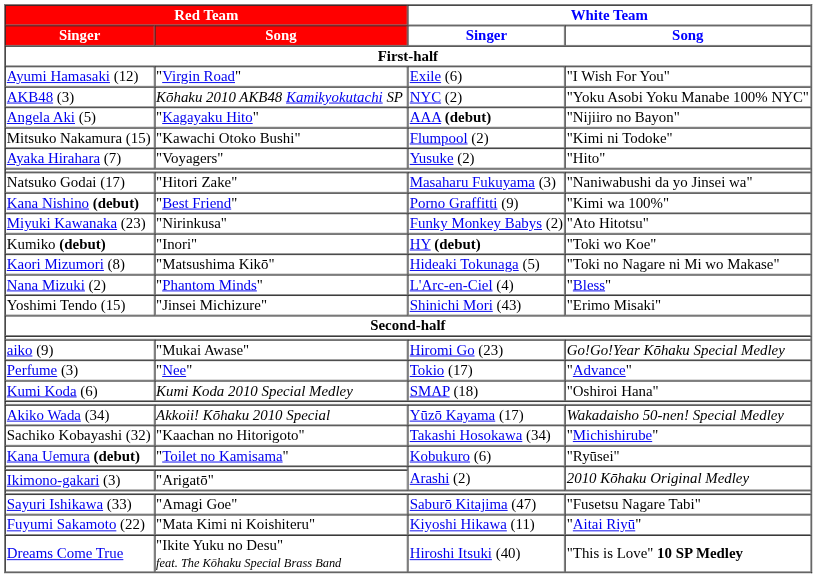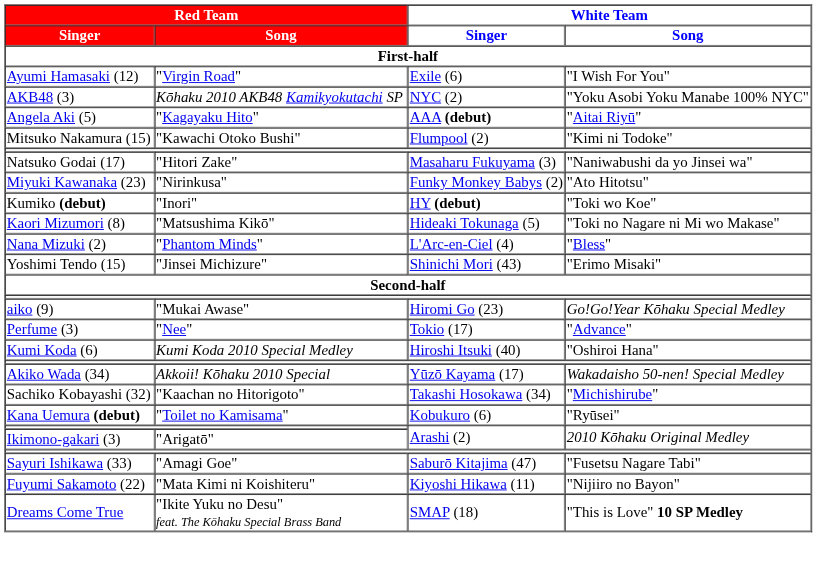(623, 117) "Nijiiro no Bayon" -> (604, 117) "Aitai Riyū"
- row: (64, 158)
- row: (73, 203)
(444, 390) SMAP (18) -> (465, 349) Hiroshi Itsuki (40)
(604, 524) "Aitai Riyū" -> (623, 483) "Nijiiro no Bayon"
(465, 553) Hiroshi Itsuki (40) -> (444, 512) SMAP (18)
